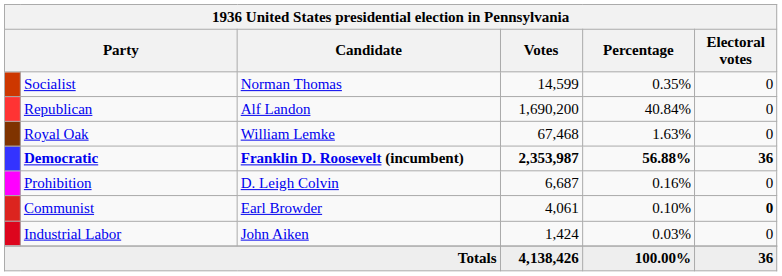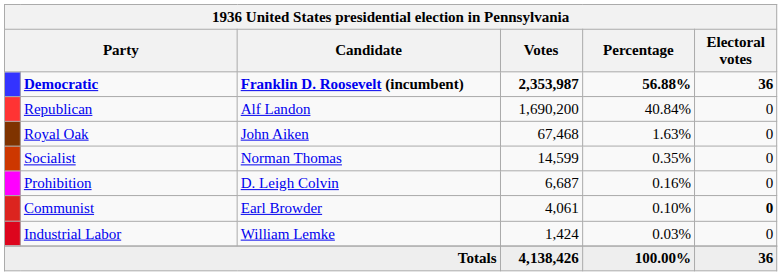rows swapped: (61, 158) <-> (50, 84)
(288, 134) William Lemke -> (275, 134) John Aiken
(275, 233) John Aiken -> (288, 233) William Lemke
